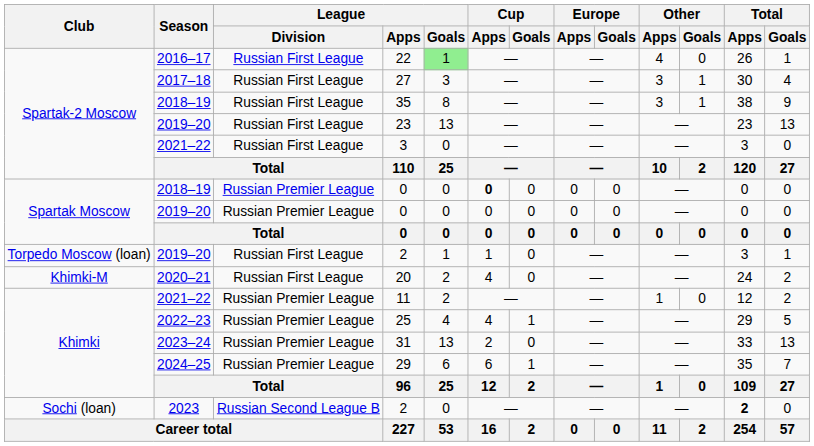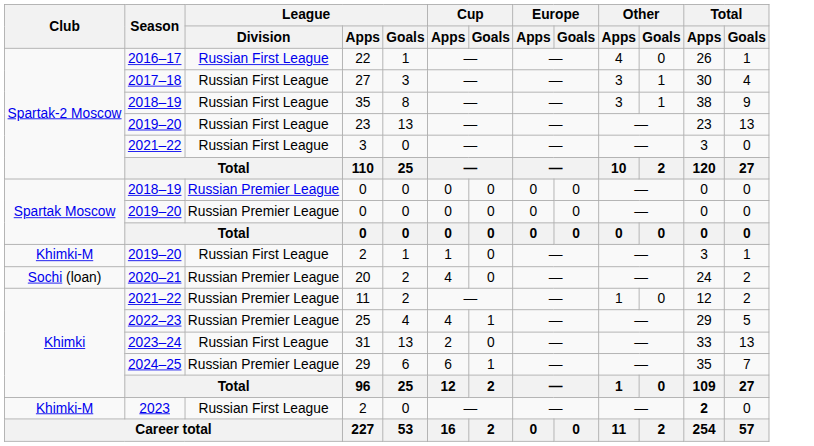(446, 59) lightgreen background -> (405, 59) no background
(489, 189) bold -> (448, 189) normal
(79, 255) Torpedo Moscow (loan) -> (65, 255) Khimki-M
(79, 277) Khimki-M -> (65, 277) Sochi (loan)
(298, 277) Russian First League -> (264, 277) Russian Premier League
(298, 342) Russian Premier League -> (264, 342) Russian First League
(79, 408) Sochi (loan) -> (65, 408) Khimki-M
(298, 408) Russian Second League B -> (264, 408) Russian First League
